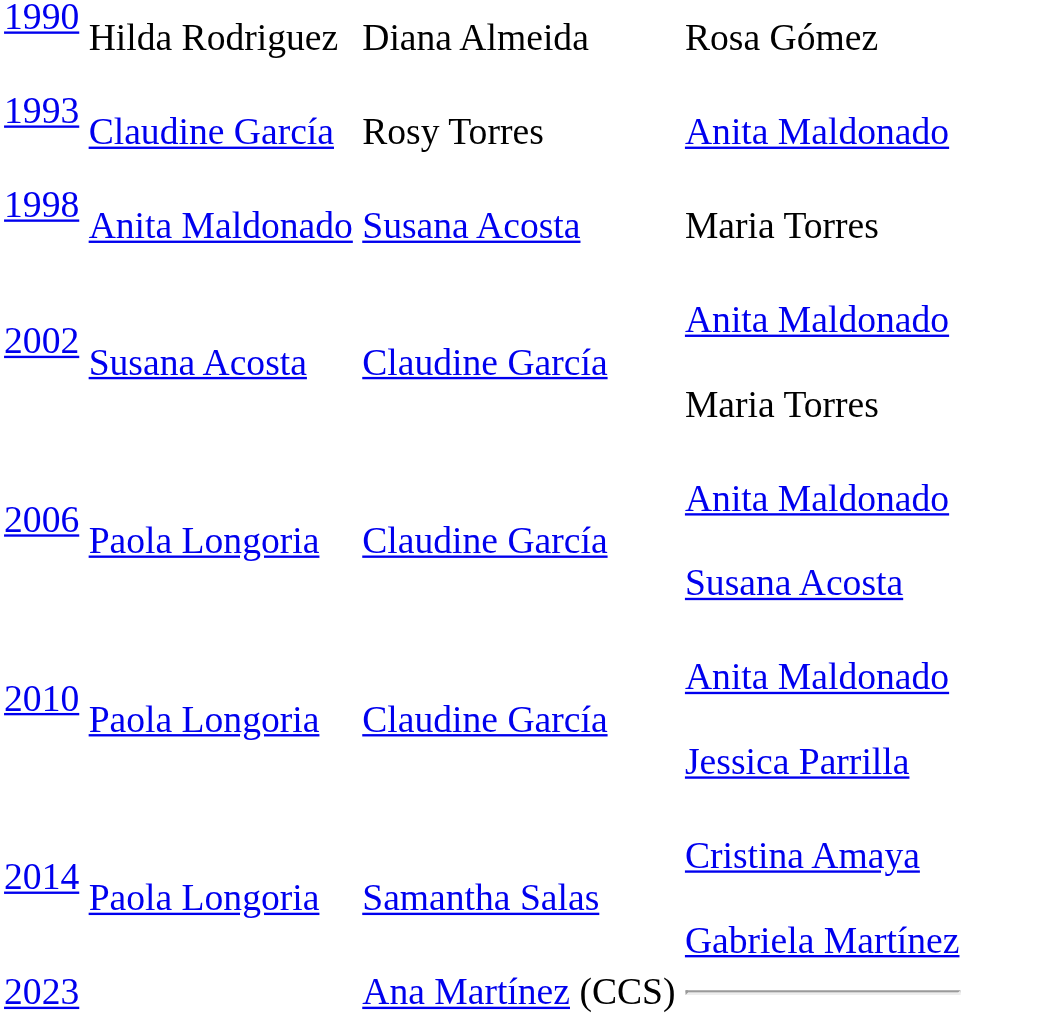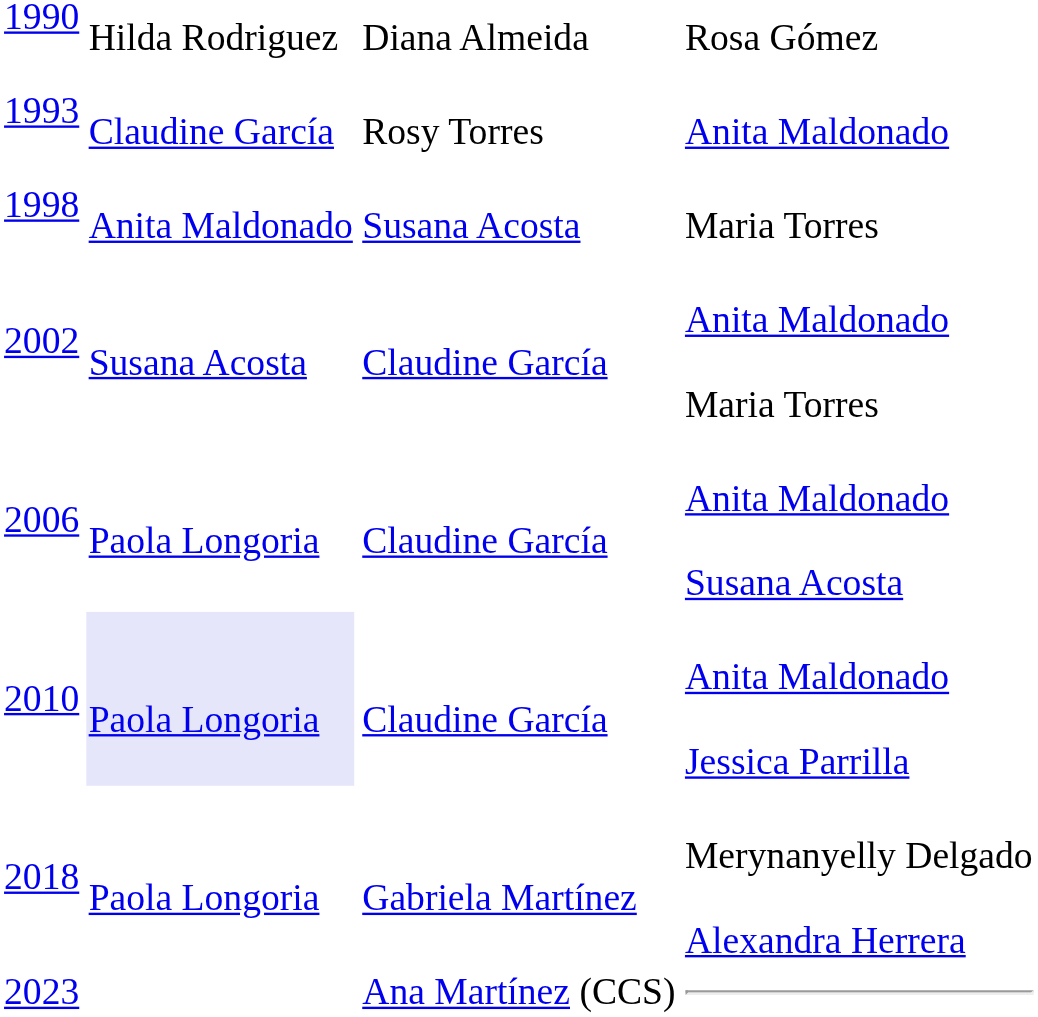(204, 719) no background -> (204, 719) lavender background
- row: (42, 876)
+ row: (42, 876)
